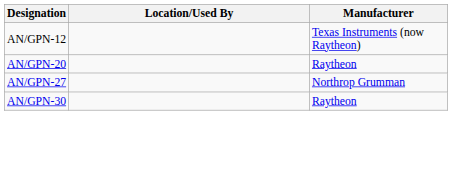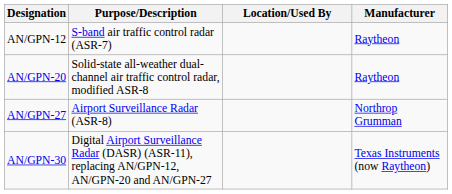+ column: (146, 13)
(368, 38) Texas Instruments (now Raytheon) -> (377, 38) Raytheon
(334, 100) Raytheon -> (397, 160) Texas Instruments (now Raytheon)
